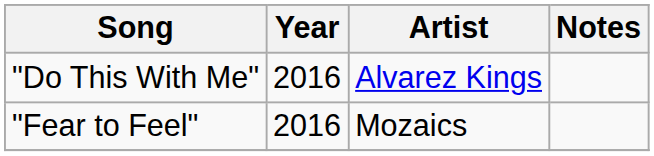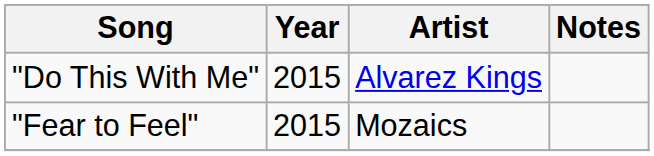(307, 77) 2016 -> (307, 77) 2015
(307, 125) 2016 -> (307, 125) 2015
